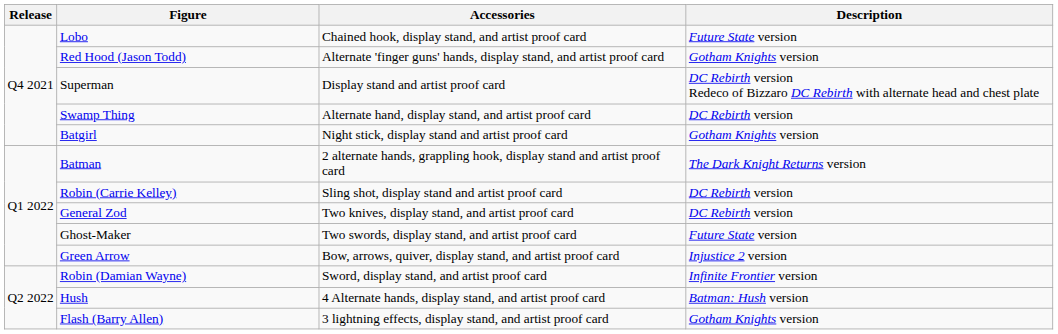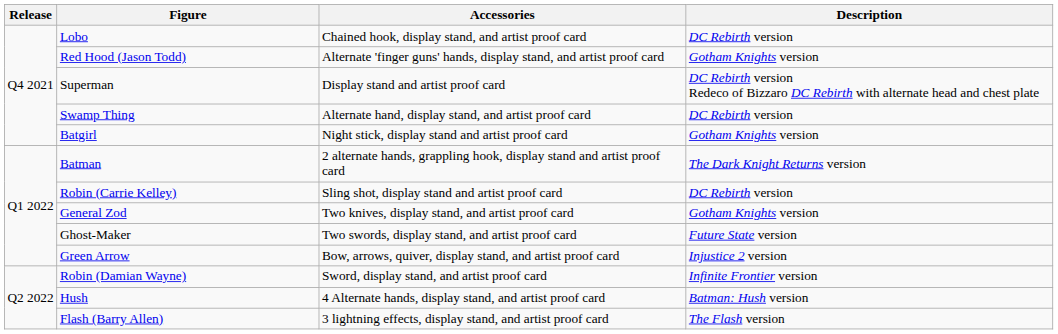(743, 36) Future State version -> (741, 36) DC Rebirth version
(741, 213) DC Rebirth version -> (754, 213) Gotham Knights version
(754, 318) Gotham Knights version -> (737, 318) The Flash version
